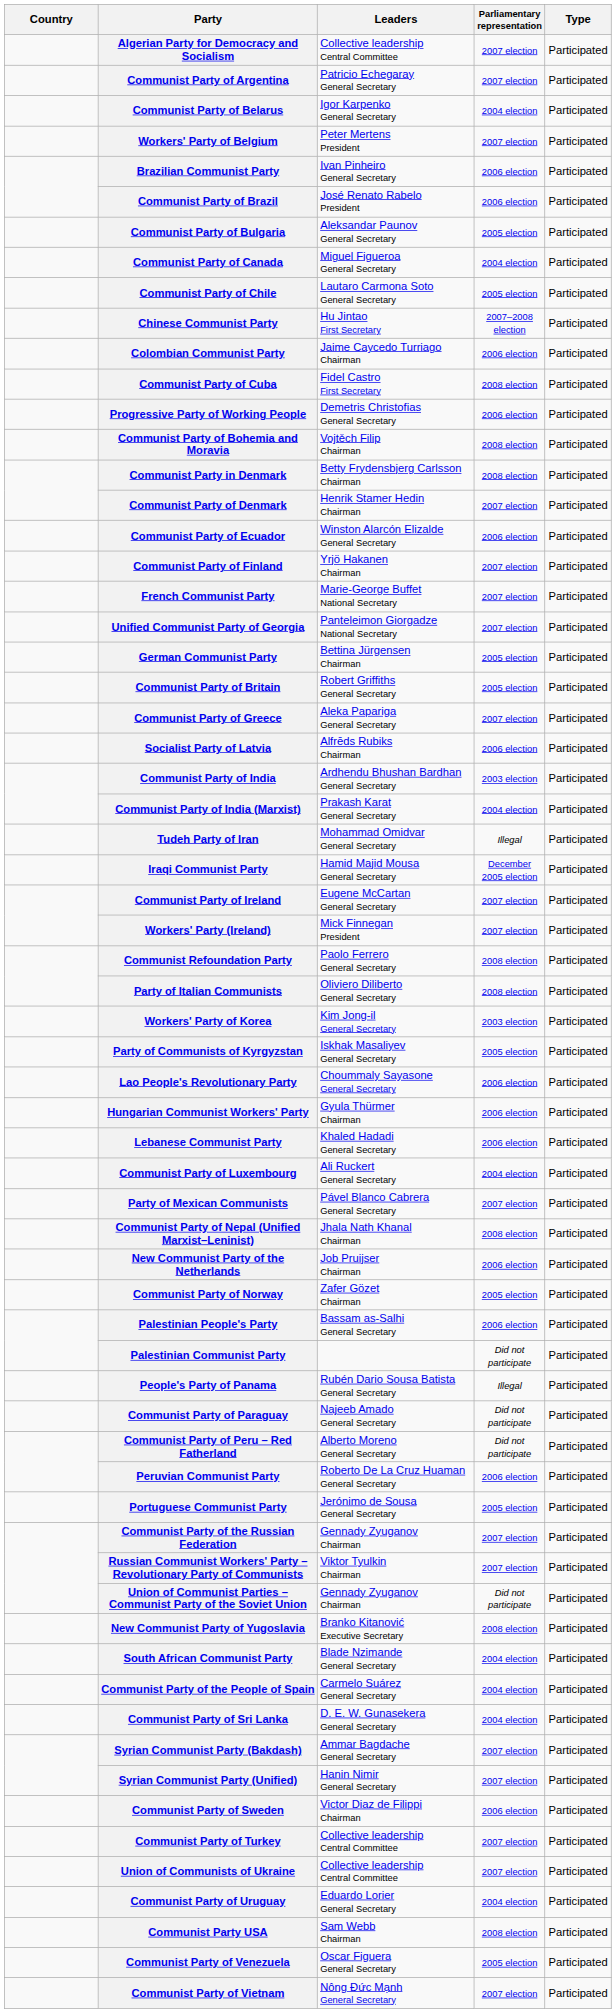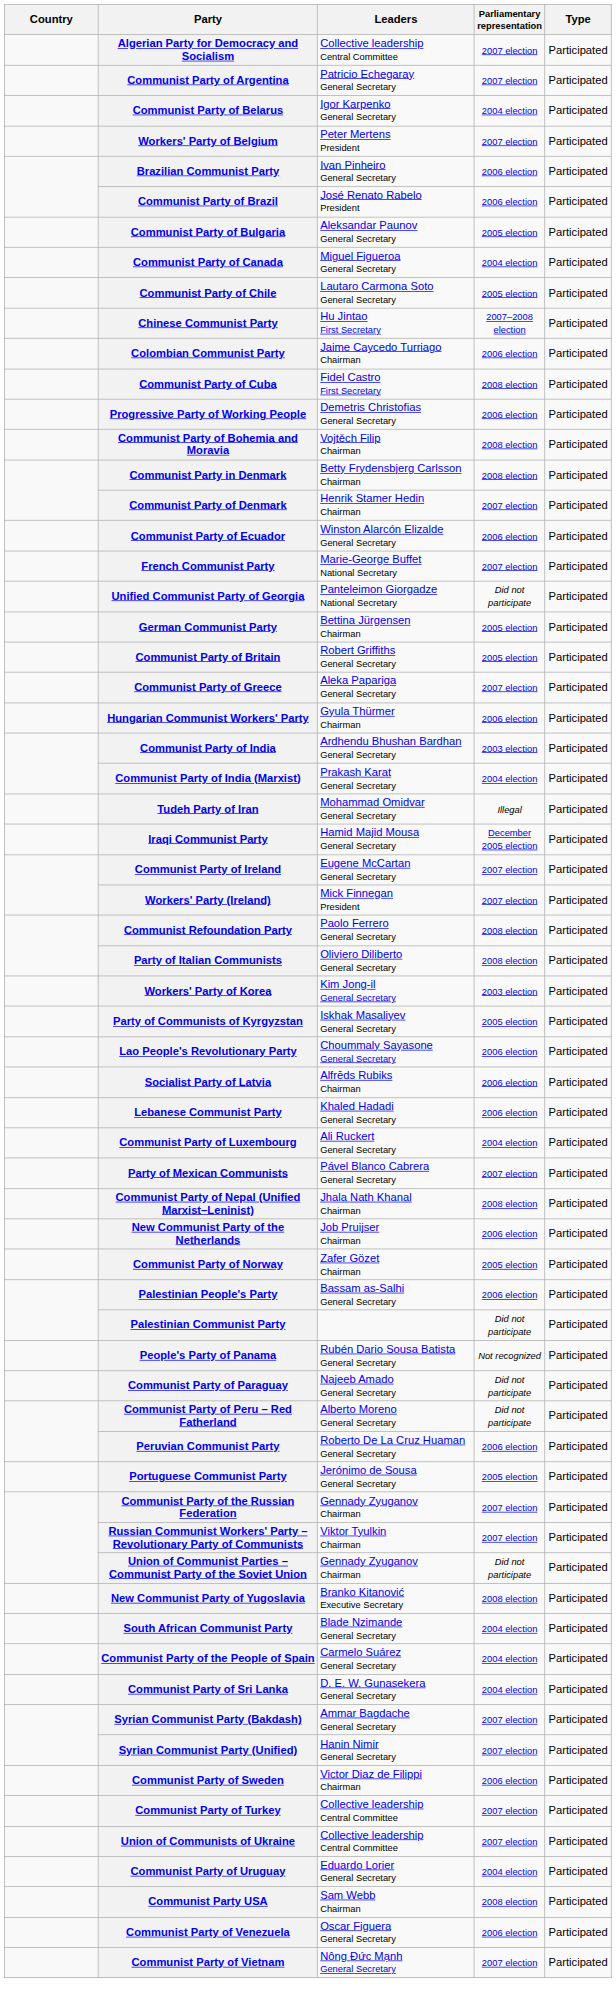- row: (208, 566)
(510, 627) 2007 election -> (510, 597) Did not participate
rows swapped: (208, 1112) <-> (208, 748)
(510, 1386) Illegal -> (510, 1356) Not recognized
(510, 1963) 2005 election -> (510, 1933) 2006 election
